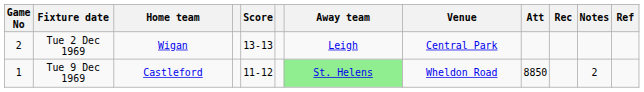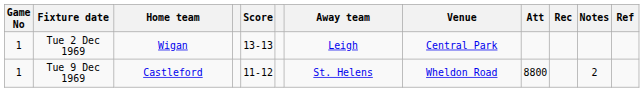(19, 46) 2 -> (19, 46) 1
(343, 73) lightgreen background -> (343, 73) no background
(535, 73) 8850 -> (535, 73) 8800
